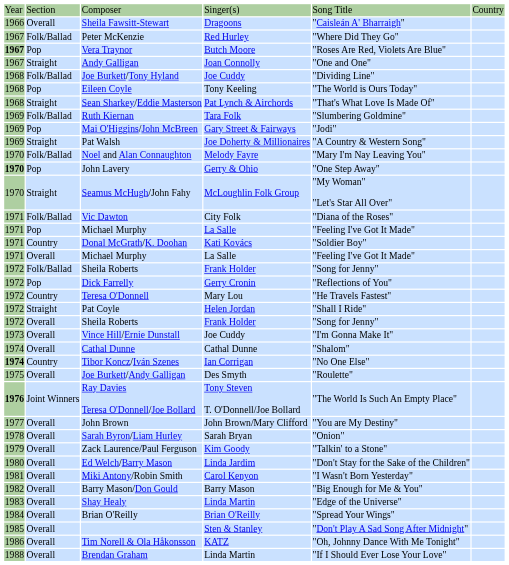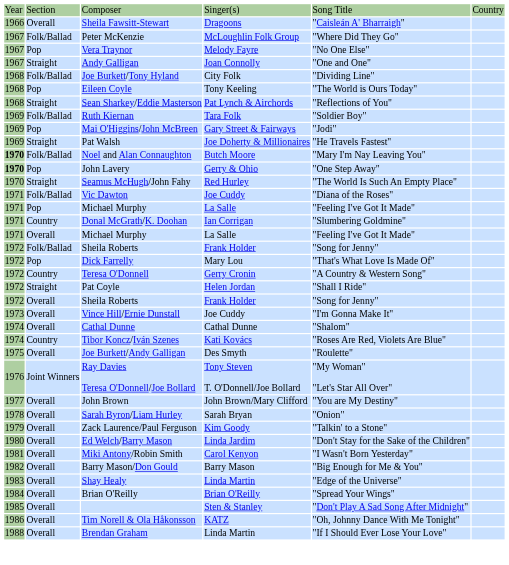(226, 36) Red Hurley -> (252, 36) McLoughlin Folk Group
(14, 50) bold -> (14, 50) normal
(230, 50) Butch Moore -> (231, 50) Melody Fayre
(379, 50) "Roses Are Red, Violets Are Blue" -> (341, 50) "No One Else"
(225, 76) Joe Cuddy -> (222, 76) City Folk
(374, 102) "That's What Love Is Made Of" -> (352, 102) "Reflections of You"
(359, 116) "Slumbering Goldmine" -> (339, 116) "Soldier Boy"
(369, 142) "A Country & Western Song" -> (352, 142) "He Travels Fastest"
(14, 155) normal -> (14, 155) bold
(231, 155) Melody Fayre -> (230, 155) Butch Moore
(252, 192) McLoughlin Folk Group -> (226, 182) Red Hurley
(352, 192) "My Woman" "Let's Star All Over" -> (385, 182) "The World Is Such An Empty Place"
(222, 216) City Folk -> (225, 195) Joe Cuddy
(228, 243) Kati Kovács -> (229, 221) Ian Corrigan
(339, 243) "Soldier Boy" -> (359, 221) "Slumbering Goldmine"
(230, 282) Gerry Cronin -> (224, 261) Mary Lou
(352, 282) "Reflections of You" -> (374, 261) "That's What Love Is Made Of"
(224, 296) Mary Lou -> (230, 274) Gerry Cronin
(352, 296) "He Travels Fastest" -> (369, 274) "A Country & Western Song"
(14, 362) bold -> (14, 340) normal
(229, 362) Ian Corrigan -> (228, 340) Kati Kovács
(341, 362) "No One Else" -> (379, 340) "Roses Are Red, Violets Are Blue"
(14, 399) bold -> (14, 377) normal
(385, 399) "The World Is Such An Empty Place" -> (352, 377) "My Woman" "Let's Star All Over"
